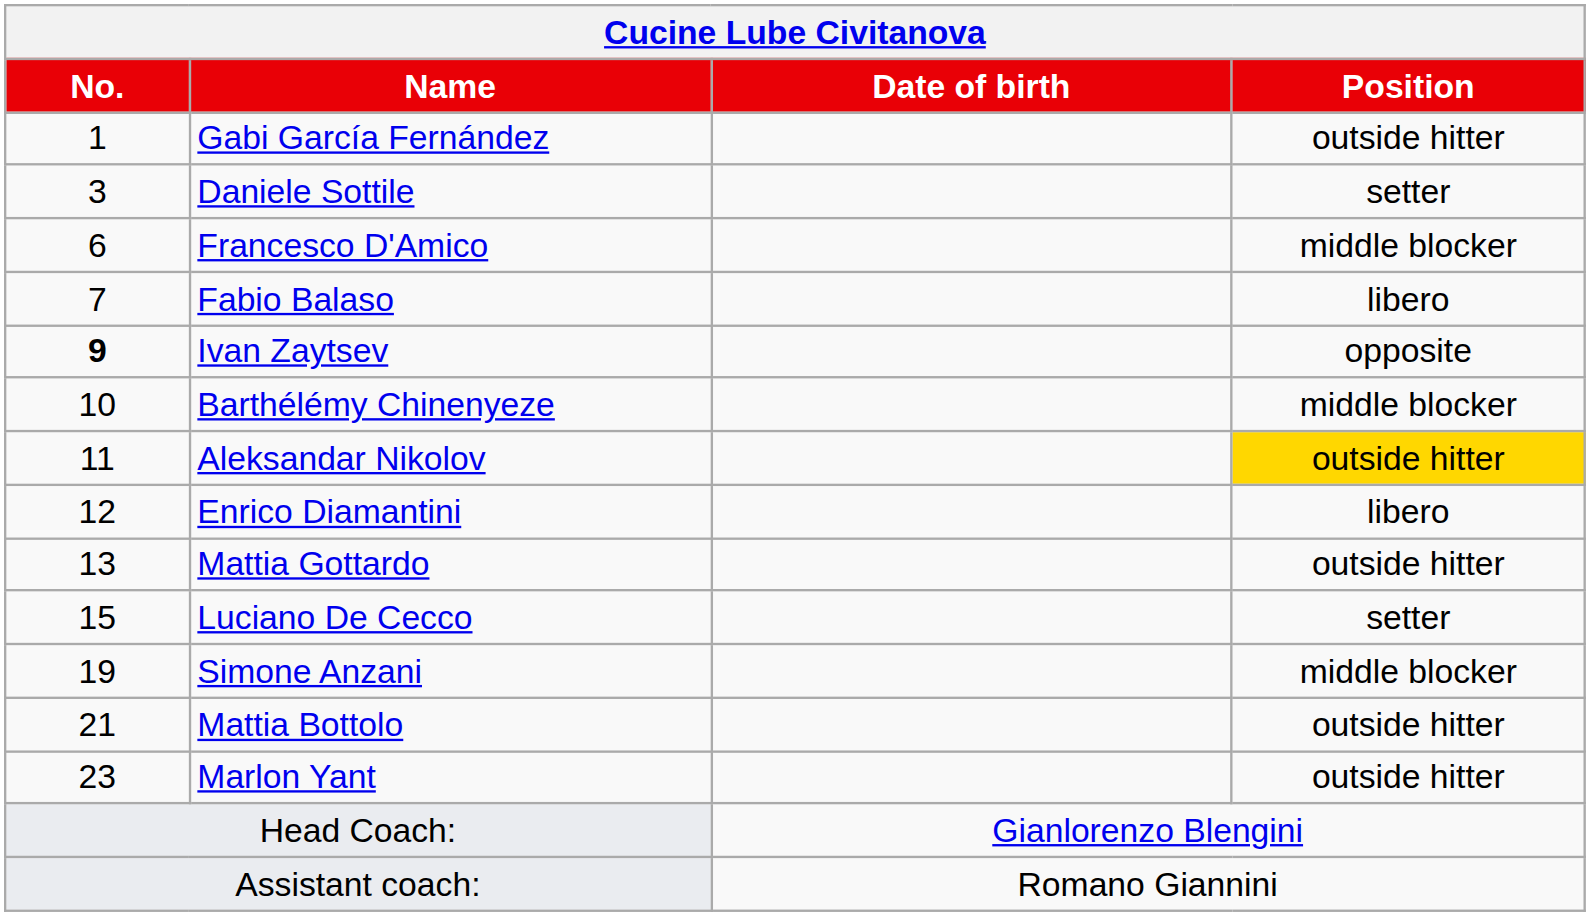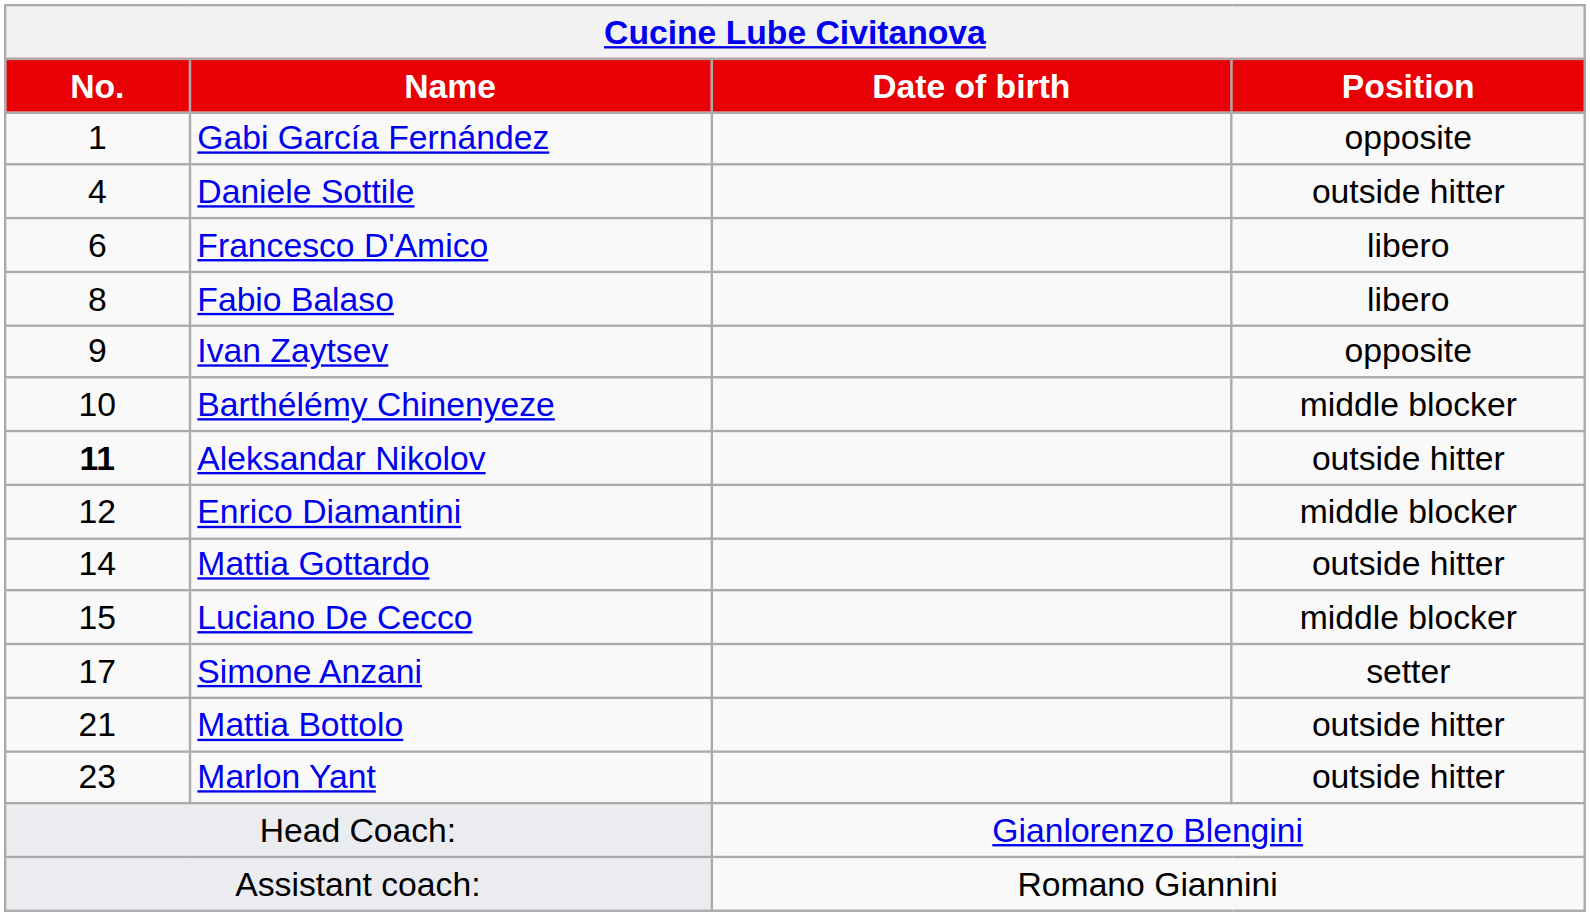(1408, 139) outside hitter -> (1408, 139) opposite
(97, 192) 3 -> (97, 192) 4
(1408, 192) setter -> (1408, 192) outside hitter
(1408, 245) middle blocker -> (1408, 245) libero
(97, 298) 7 -> (97, 298) 8
(97, 352) bold -> (97, 352) normal
(97, 458) normal -> (97, 458) bold
(1408, 458) gold background -> (1408, 458) no background
(1408, 511) libero -> (1408, 511) middle blocker
(97, 565) 13 -> (97, 565) 14
(1408, 618) setter -> (1408, 618) middle blocker
(97, 671) 19 -> (97, 671) 17
(1408, 671) middle blocker -> (1408, 671) setter
